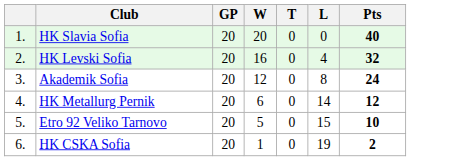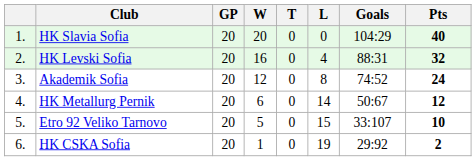+ column: (372, 15)
